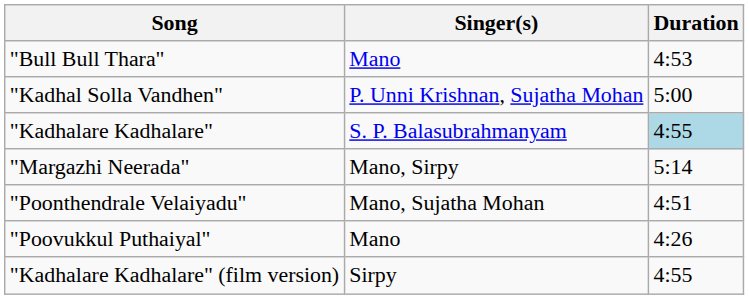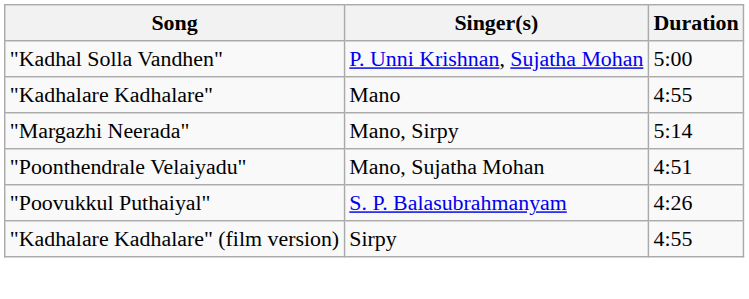- row: (87, 58)
(458, 131) S. P. Balasubrahmanyam -> (375, 94) Mano
(673, 131) lightblue background -> (673, 94) no background
(375, 239) Mano -> (458, 203) S. P. Balasubrahmanyam
